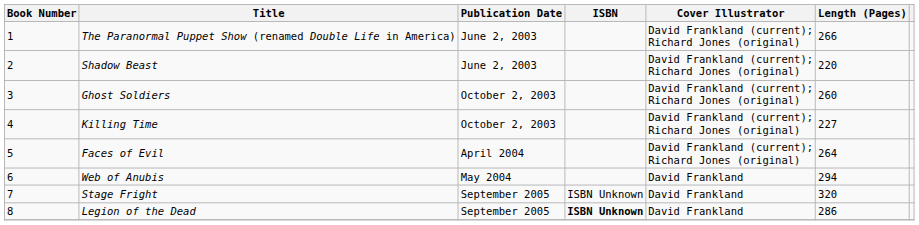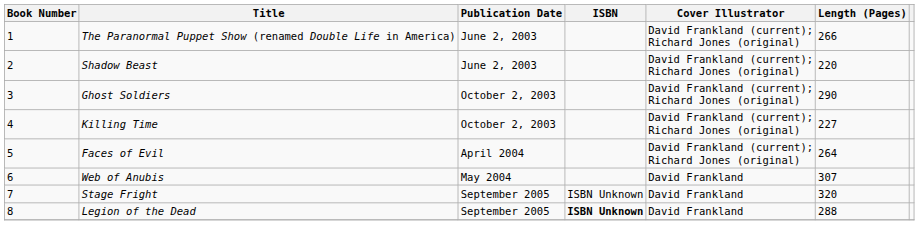(828, 95) 260 -> (828, 95) 290
(828, 177) 294 -> (828, 177) 307
(828, 211) 286 -> (828, 211) 288
